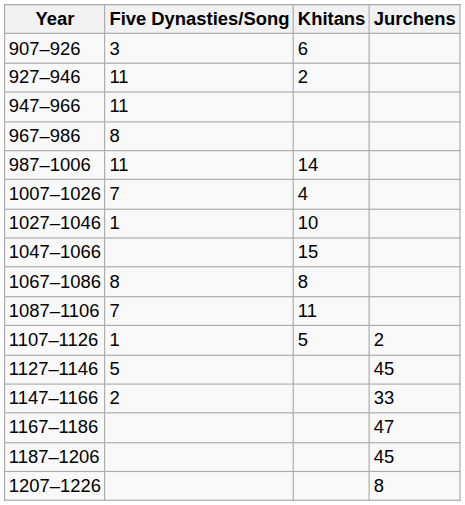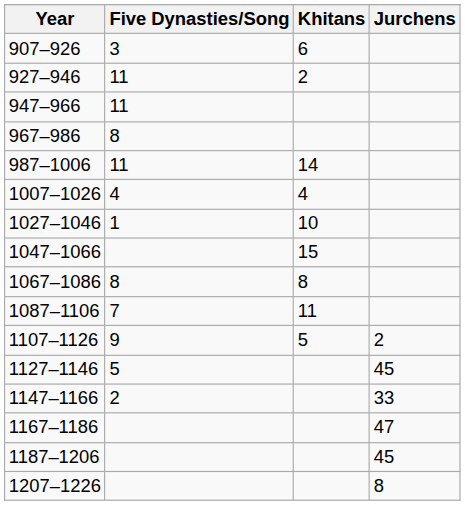(115, 194) 7 -> (115, 194) 4
(115, 340) 1 -> (115, 340) 9
